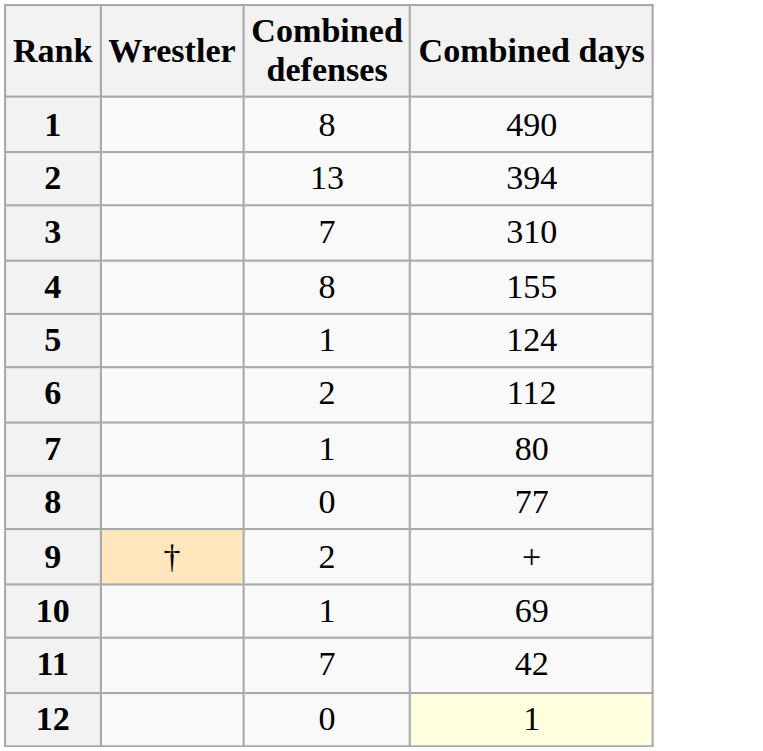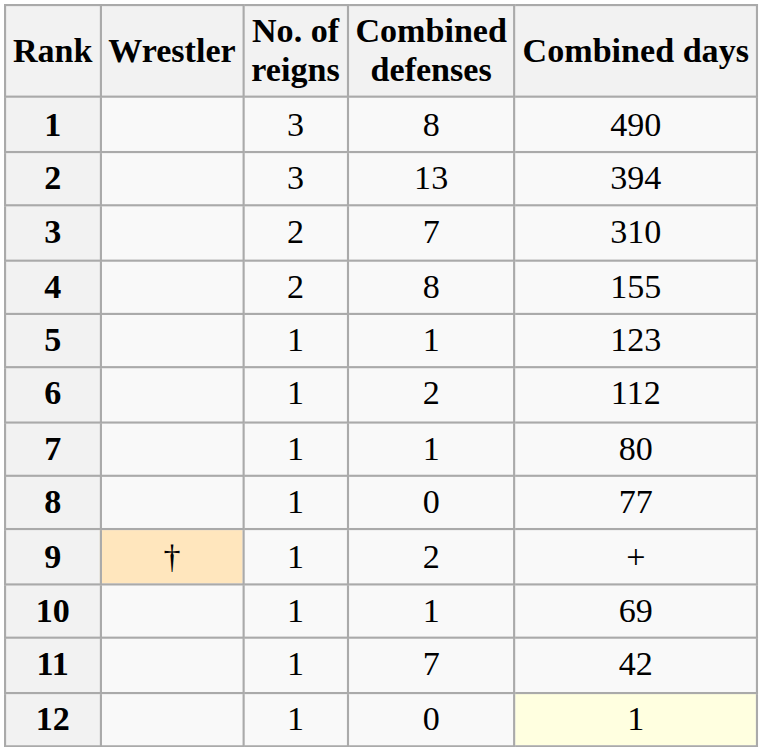+ column: (296, 50)
(532, 340) 124 -> (636, 340) 123
